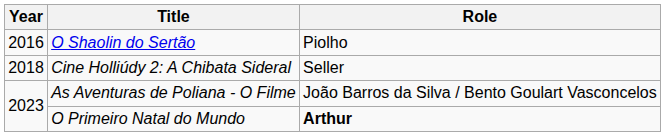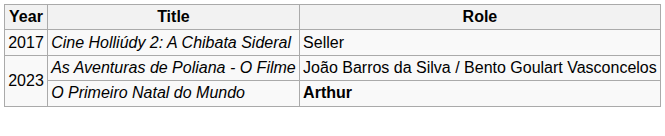- row: (123, 42)
(26, 67) 2018 -> (26, 42) 2017
